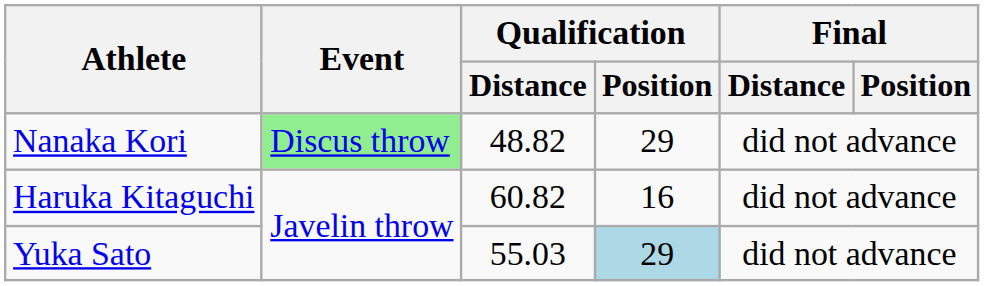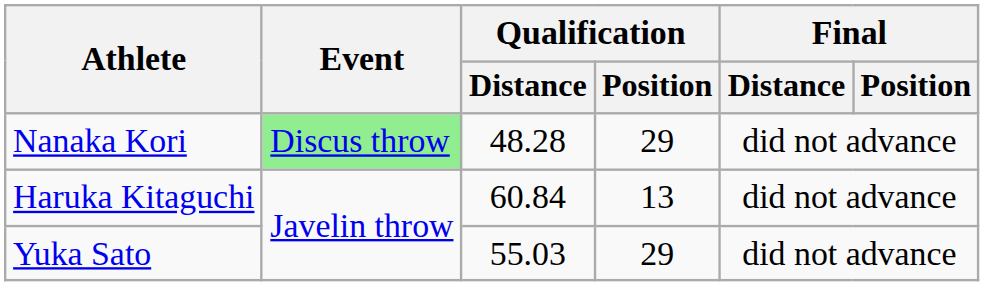(528, 141) 48.82 -> (528, 141) 48.28
(528, 197) 60.82 -> (528, 197) 60.84
(657, 197) 16 -> (657, 197) 13
(657, 253) lightblue background -> (657, 253) no background
